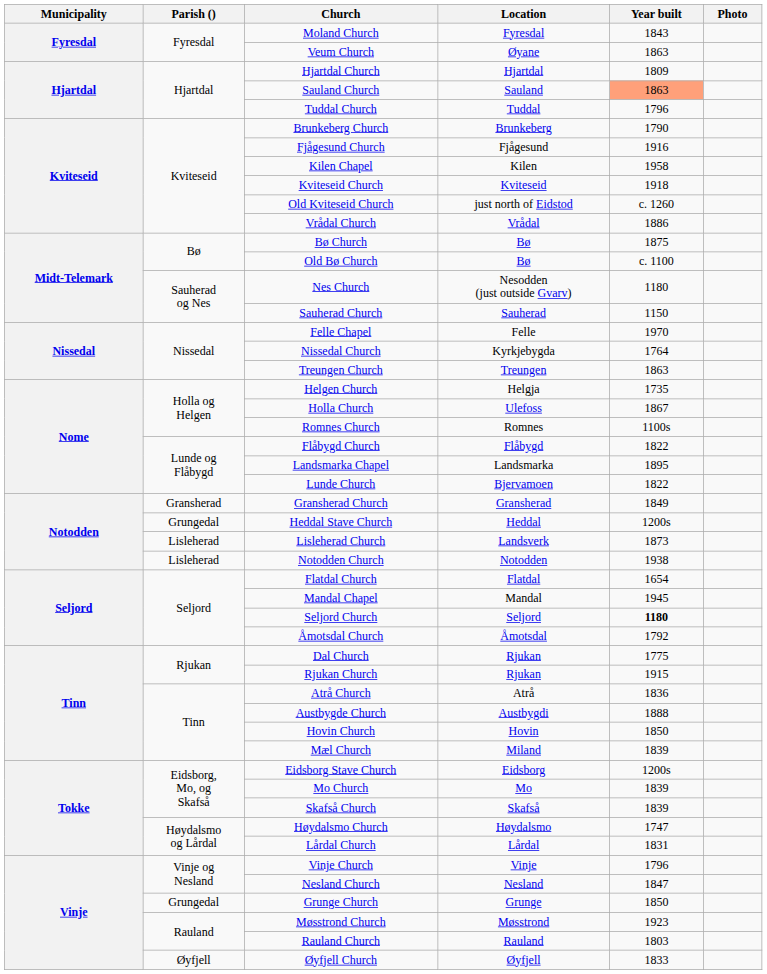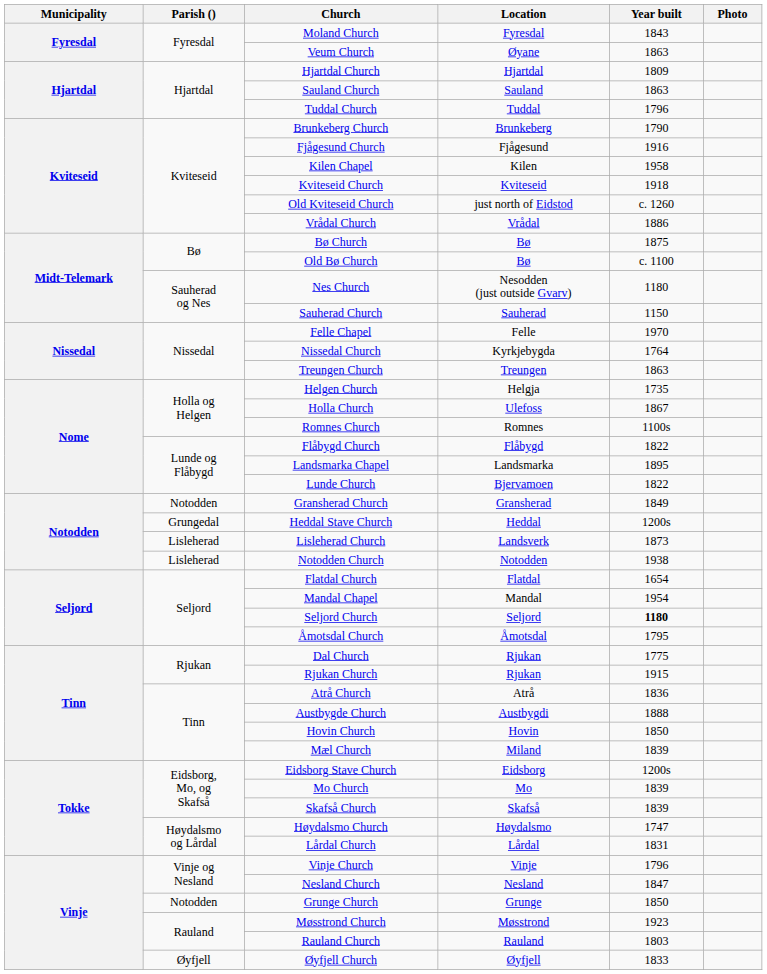(656, 90) lightsalmon background -> (656, 90) no background
(194, 503) Gransherad -> (194, 503) Notodden
(656, 598) 1945 -> (656, 598) 1954
(656, 636) 1792 -> (656, 636) 1795
(194, 902) Grungedal -> (194, 902) Notodden
